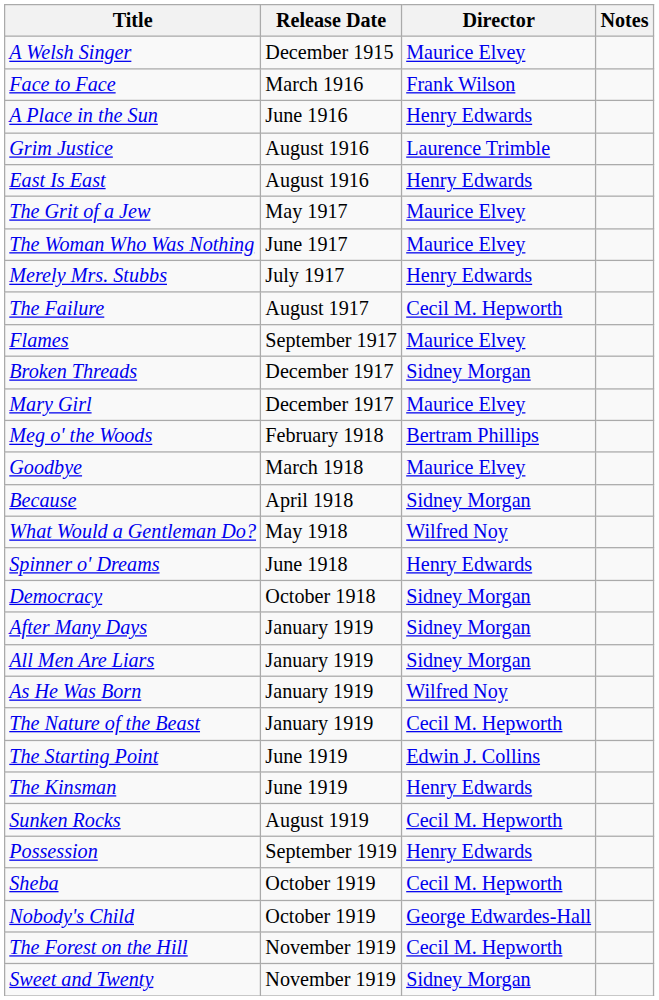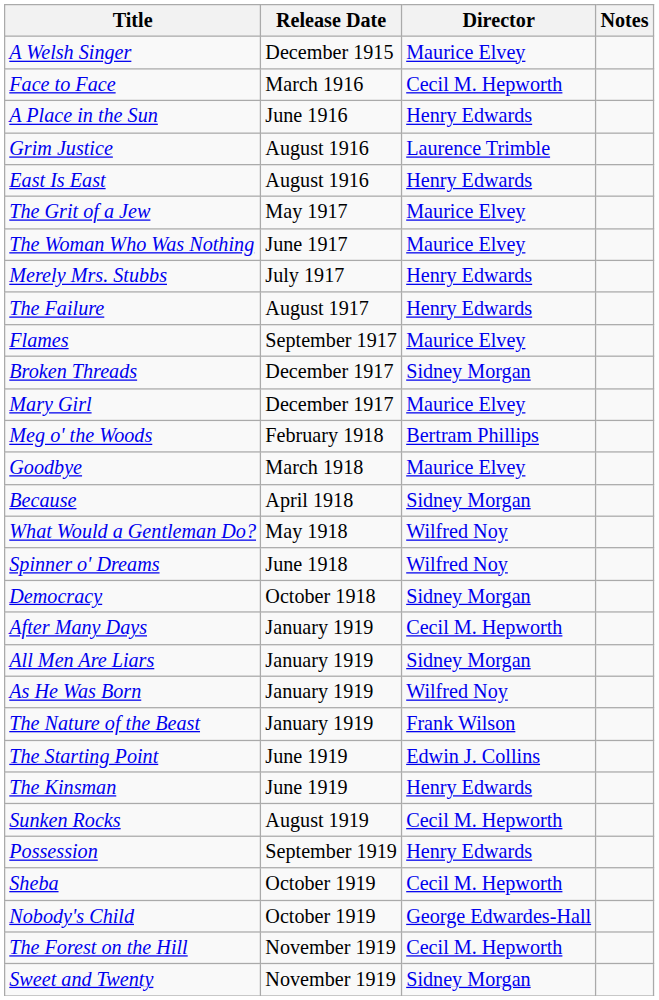(461, 84) Frank Wilson -> (484, 84) Cecil M. Hepworth
(484, 308) Cecil M. Hepworth -> (469, 308) Henry Edwards
(469, 564) Henry Edwards -> (457, 564) Wilfred Noy
(468, 627) Sidney Morgan -> (484, 627) Cecil M. Hepworth
(484, 723) Cecil M. Hepworth -> (461, 723) Frank Wilson
